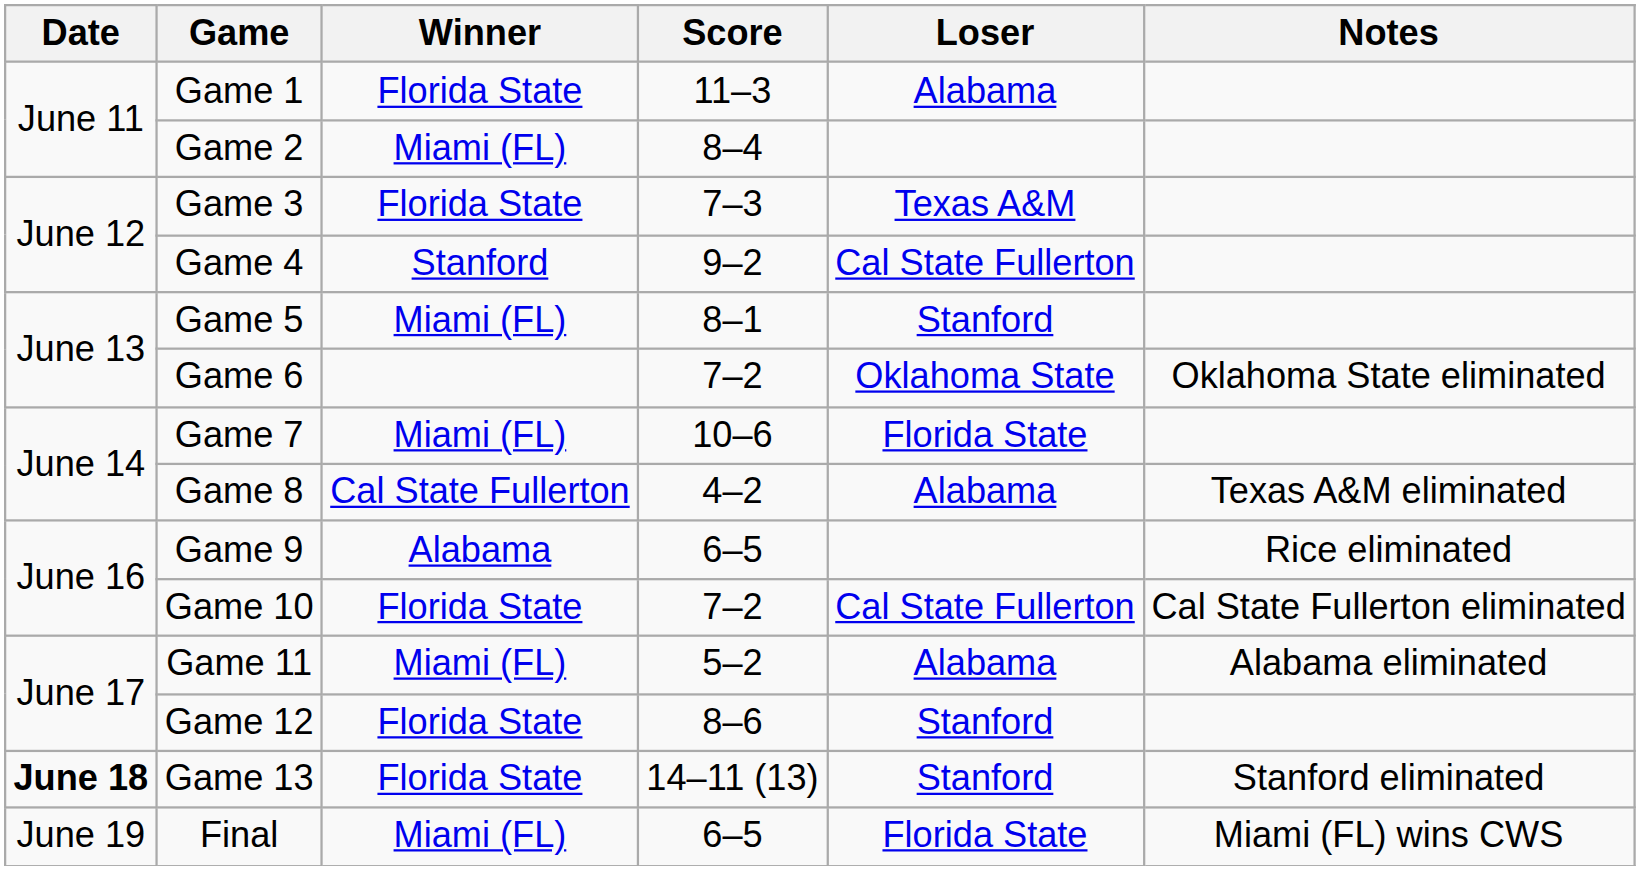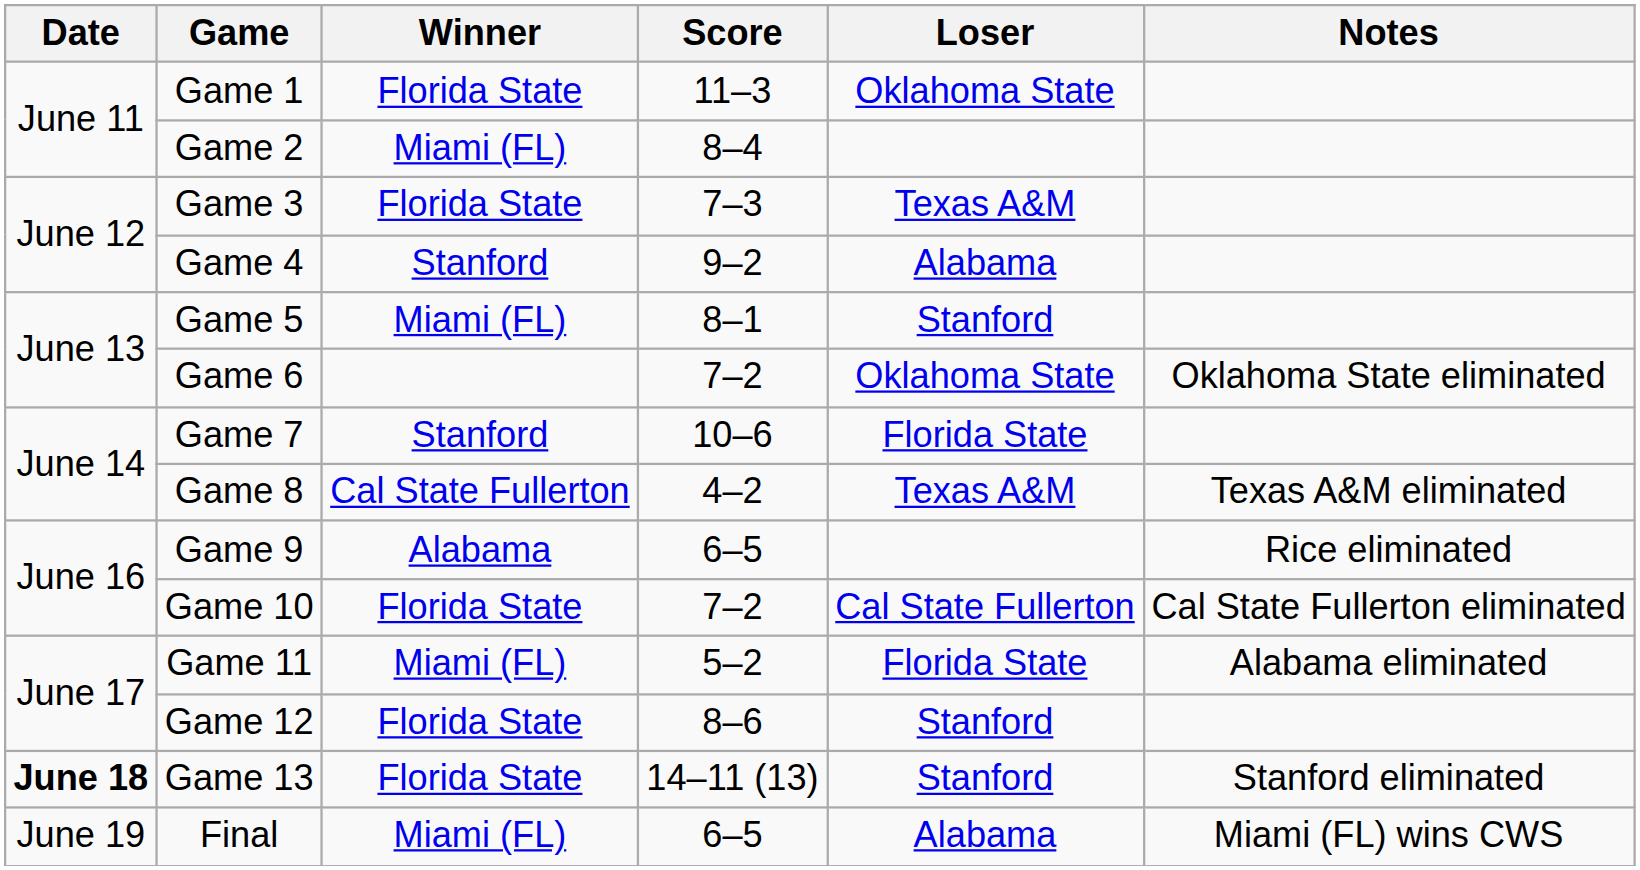(985, 90) Alabama -> (985, 90) Oklahoma State
(985, 262) Cal State Fullerton -> (985, 262) Alabama
(480, 434) Miami (FL) -> (480, 434) Stanford
(985, 491) Alabama -> (985, 491) Texas A&M
(985, 663) Alabama -> (985, 663) Florida State
(985, 836) Florida State -> (985, 836) Alabama
